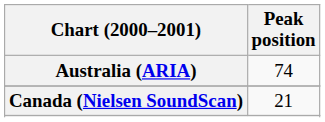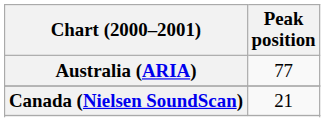(284, 70) 74 -> (284, 70) 77
